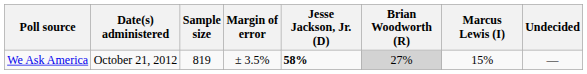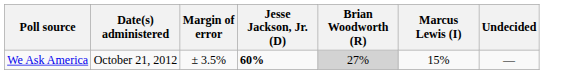- column: (202, 27)
(296, 60) 58% -> (252, 60) 60%
